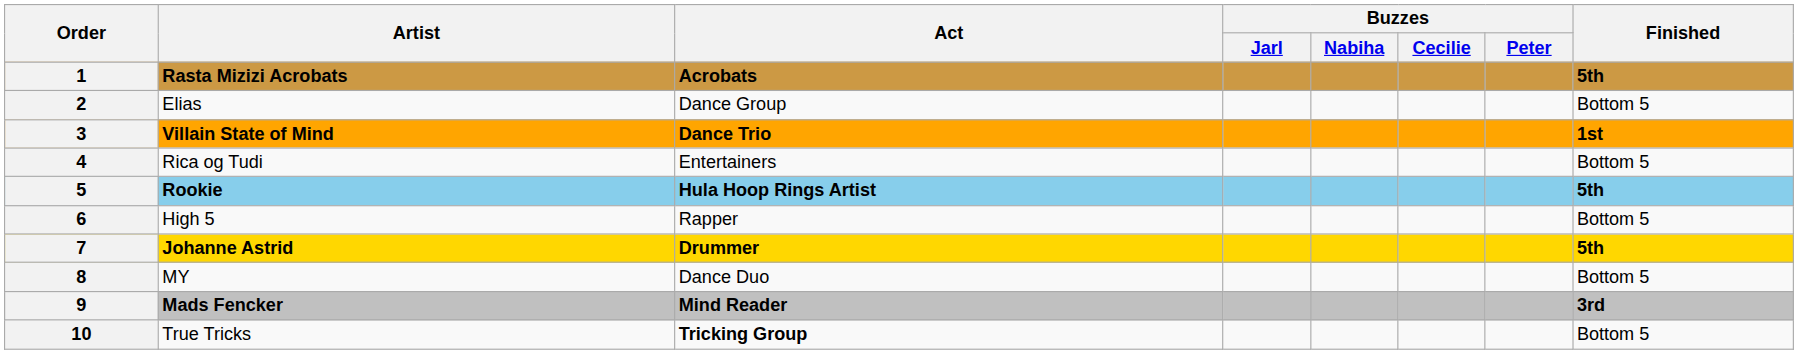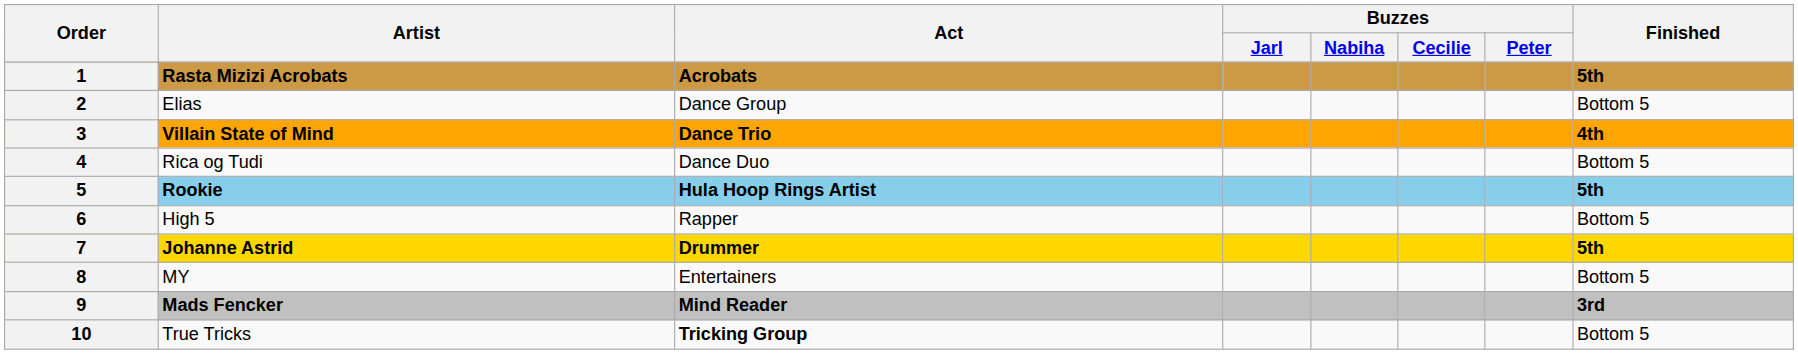(1590, 133) 1st -> (1590, 133) 4th
(727, 162) Entertainers -> (724, 162) Dance Duo
(724, 276) Dance Duo -> (727, 276) Entertainers
